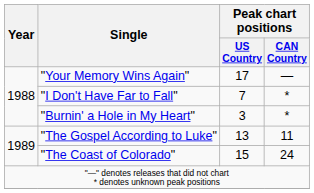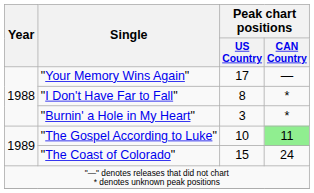(242, 96) 7 -> (242, 96) 8
(242, 135) 13 -> (242, 135) 10
(287, 135) no background -> (287, 135) lightgreen background
